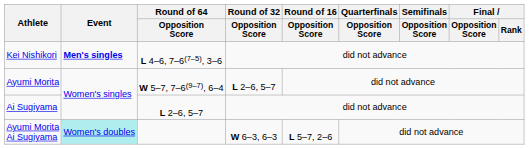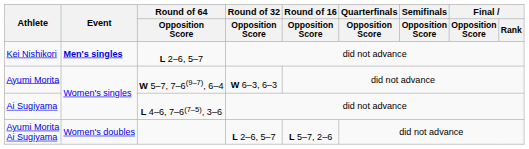(181, 60) L 4–6, 7–6(7–5), 3–6 -> (181, 59) L 2–6, 5–7
(254, 87) L 2–6, 5–7 -> (254, 85) W 6–3, 6–3
(181, 113) L 2–6, 5–7 -> (181, 112) L 4–6, 7–6(7–5), 3–6
(99, 132) paleturquoise background -> (99, 132) no background
(254, 137) W 6–3, 6–3 -> (254, 137) L 2–6, 5–7
